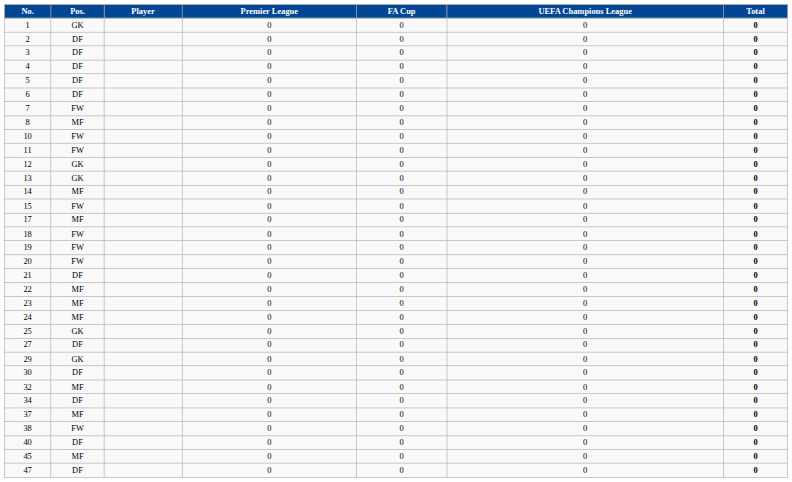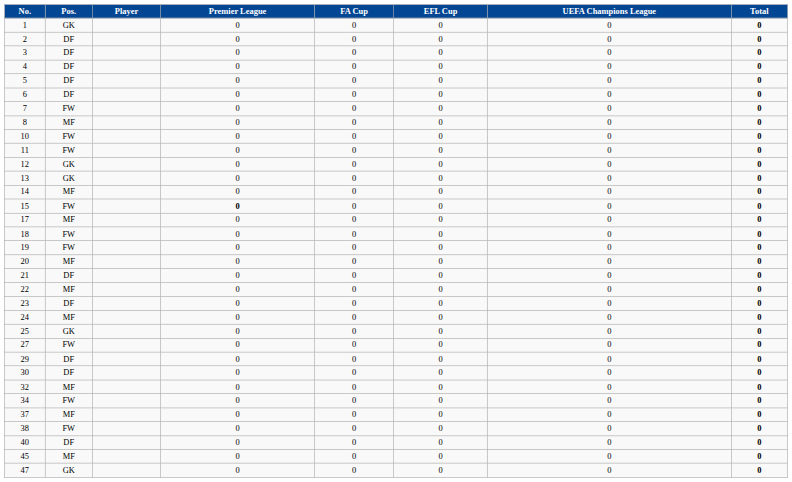+ column: (441, 11)
(269, 205) normal -> (238, 205) bold
(78, 261) FW -> (69, 261) MF
(78, 303) MF -> (69, 303) DF
(78, 344) DF -> (69, 344) FW
(78, 358) GK -> (69, 358) DF
(78, 400) DF -> (69, 400) FW
(78, 470) DF -> (69, 470) GK
